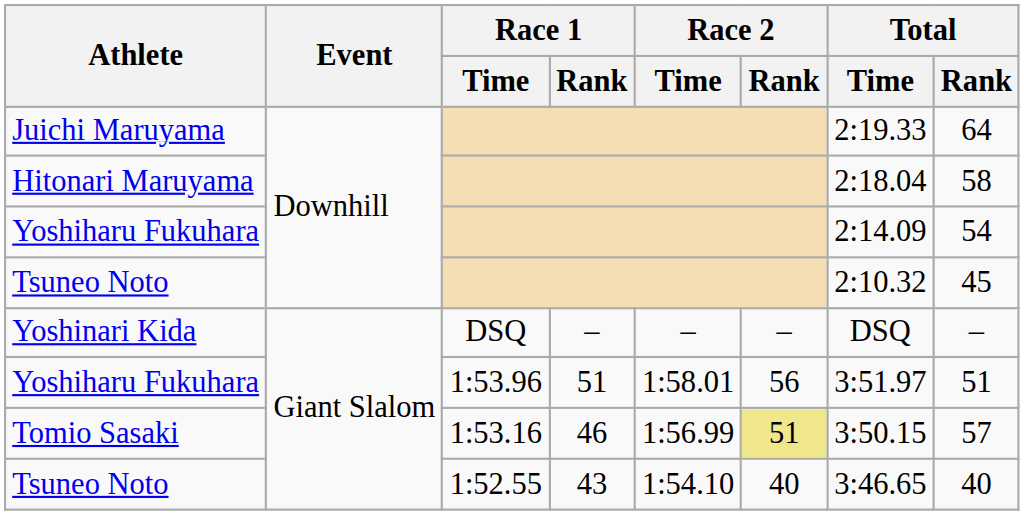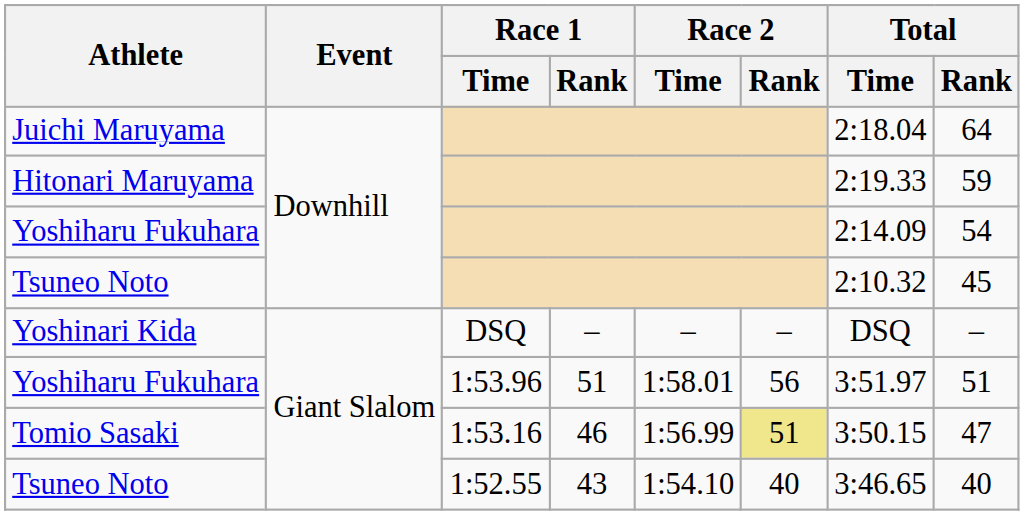(880, 130) 2:19.33 -> (880, 130) 2:18.04
(880, 181) 2:18.04 -> (880, 181) 2:19.33
(976, 181) 58 -> (976, 181) 59
(976, 432) 57 -> (976, 432) 47
